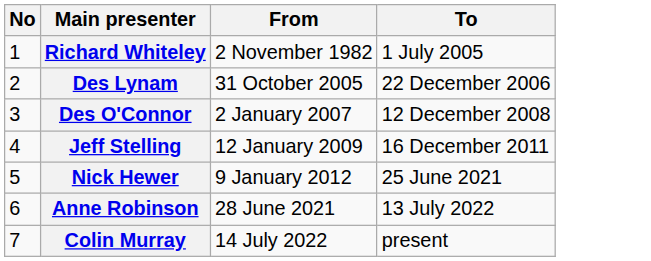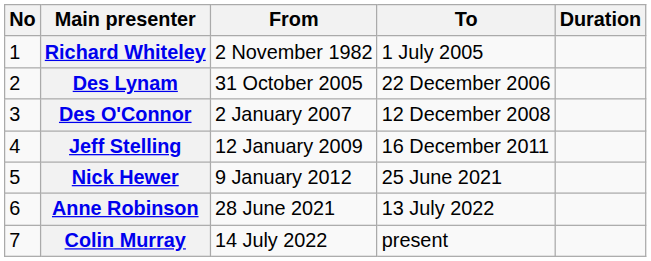+ column: (600, 20)
